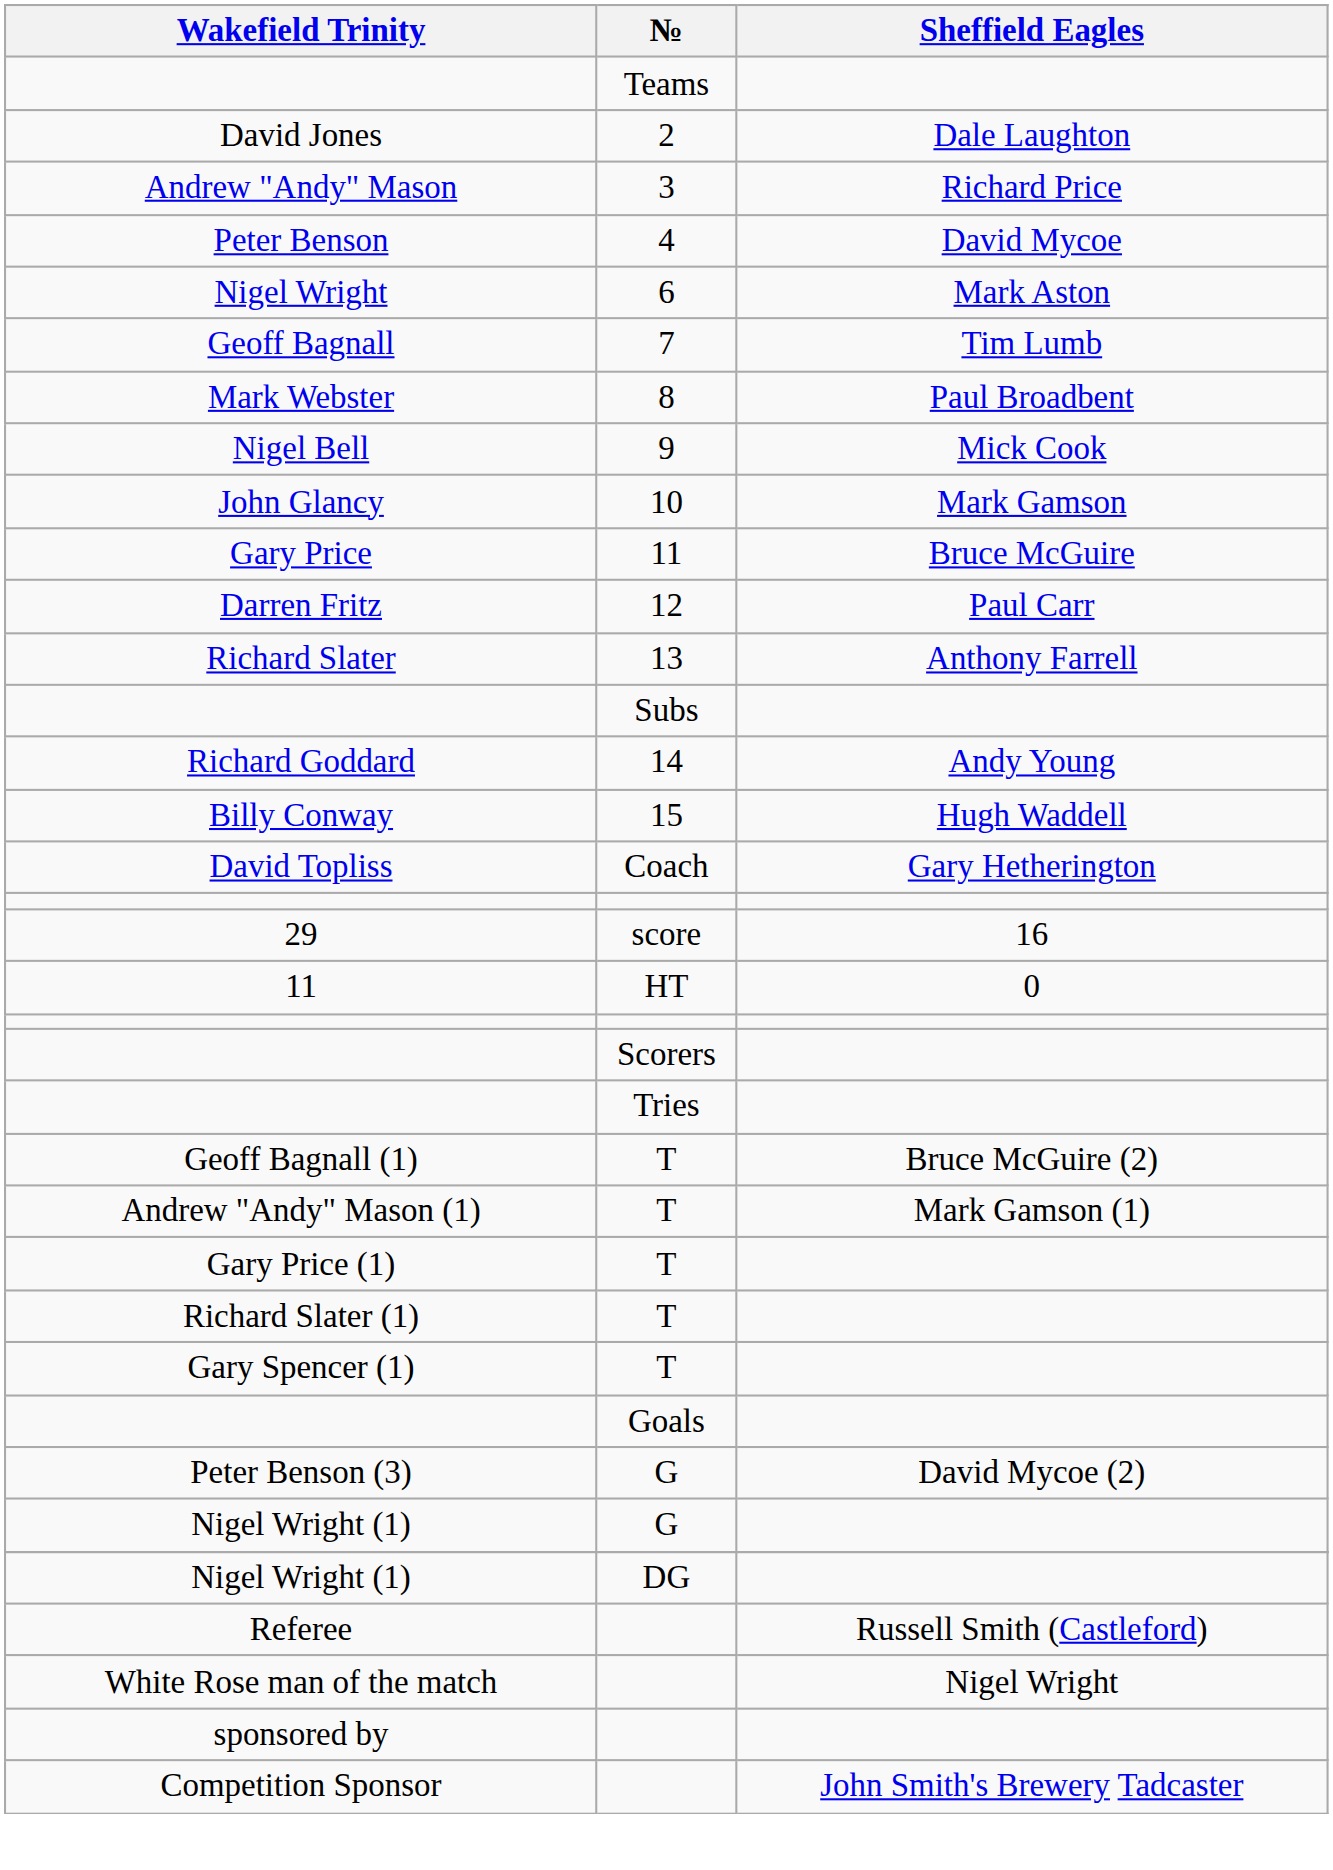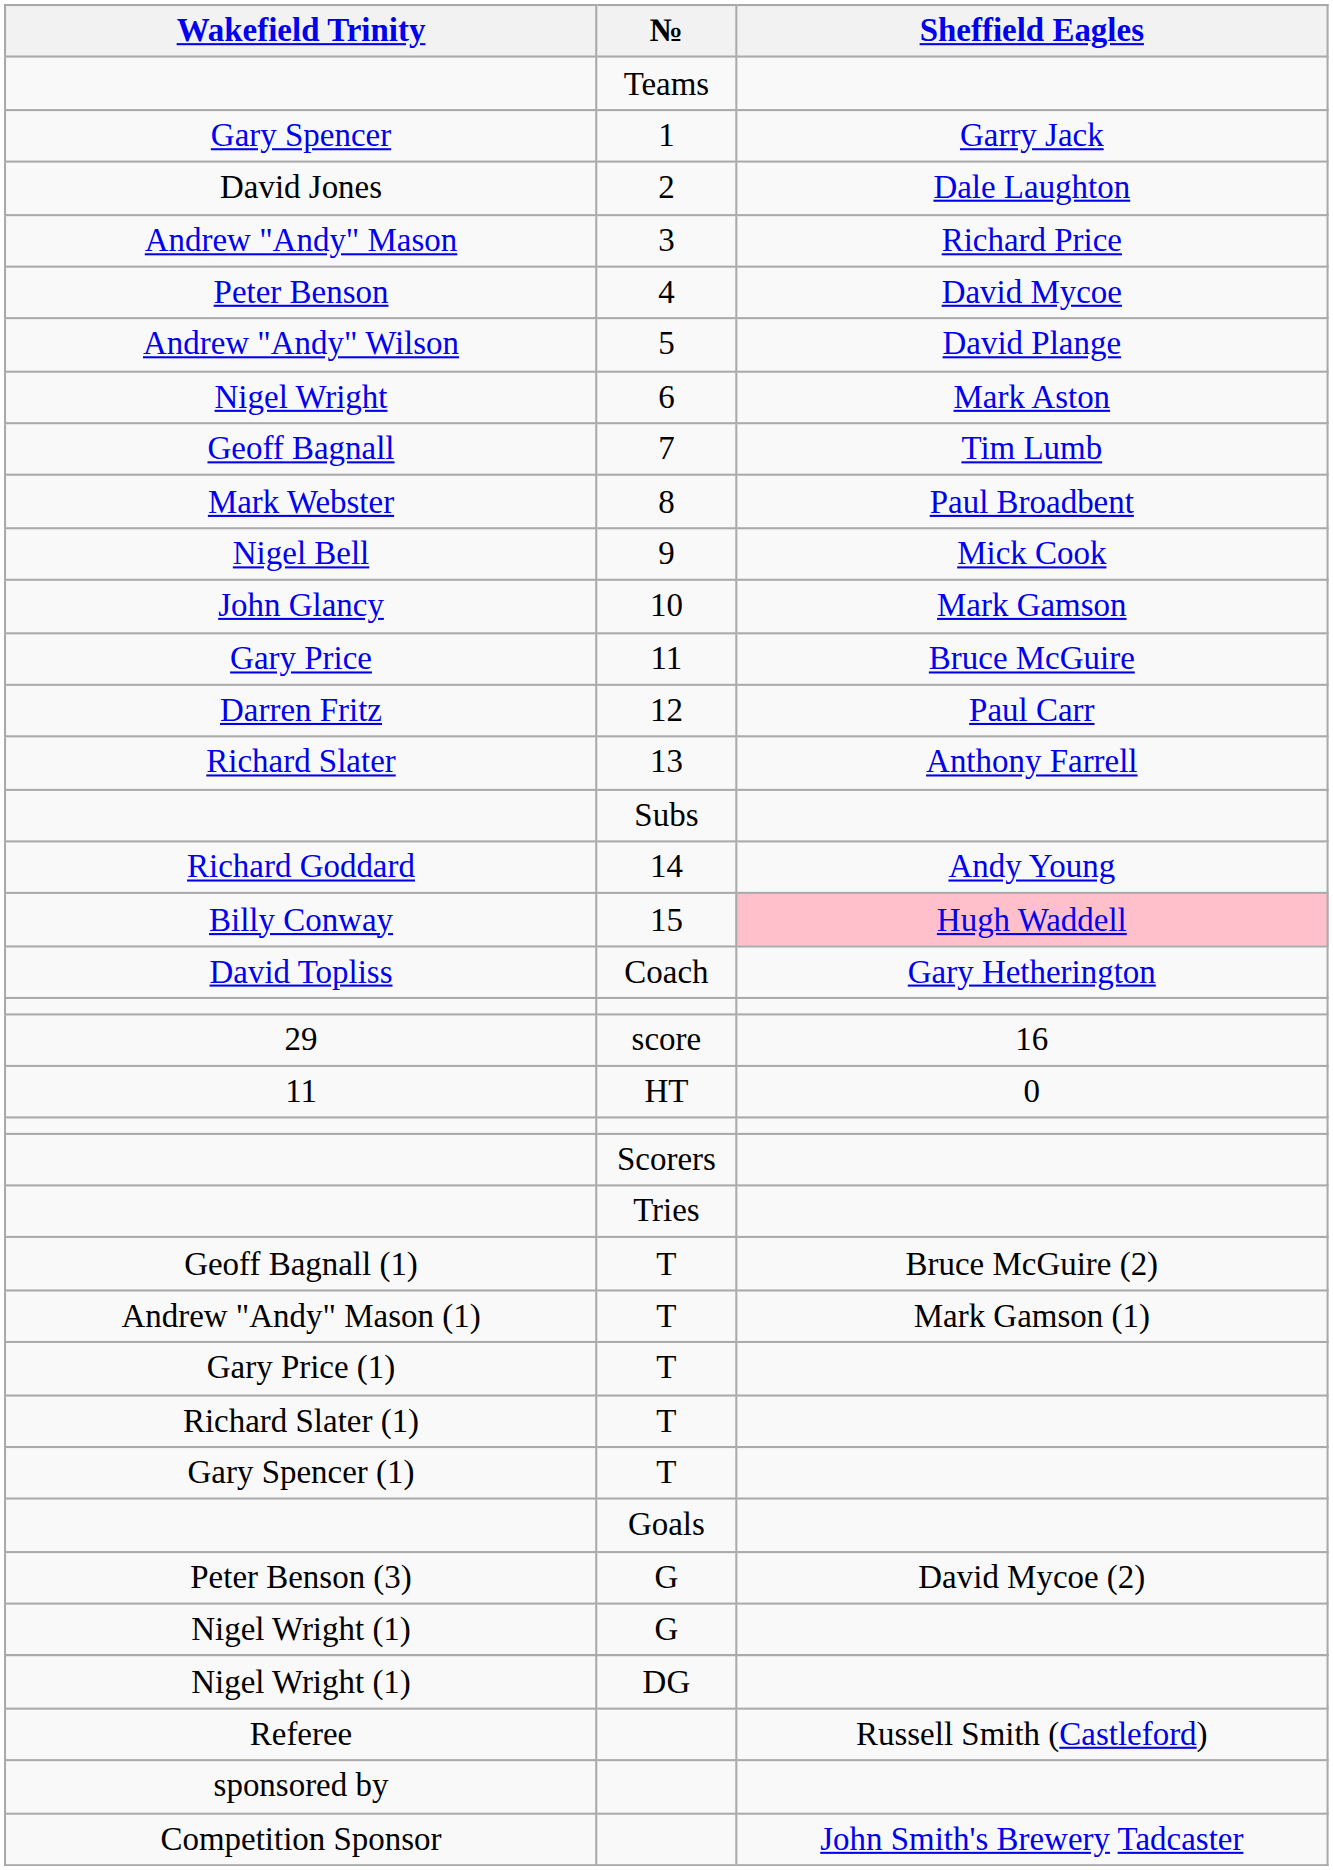+ row: (301, 135)
+ row: (301, 344)
(1032, 814) no background -> (1032, 919) pink background
- row: (301, 1681)
